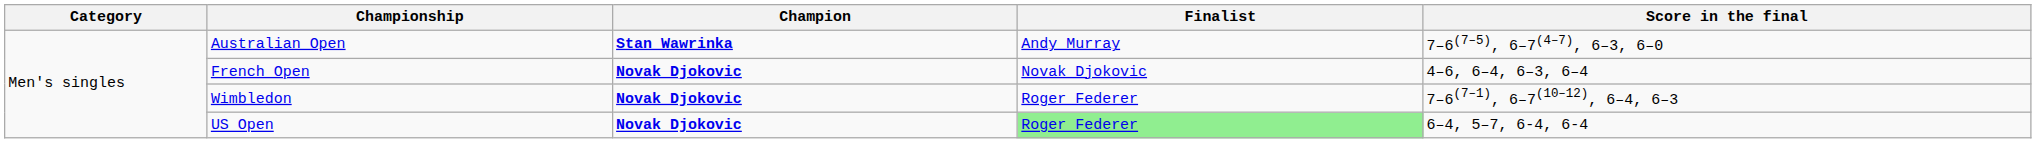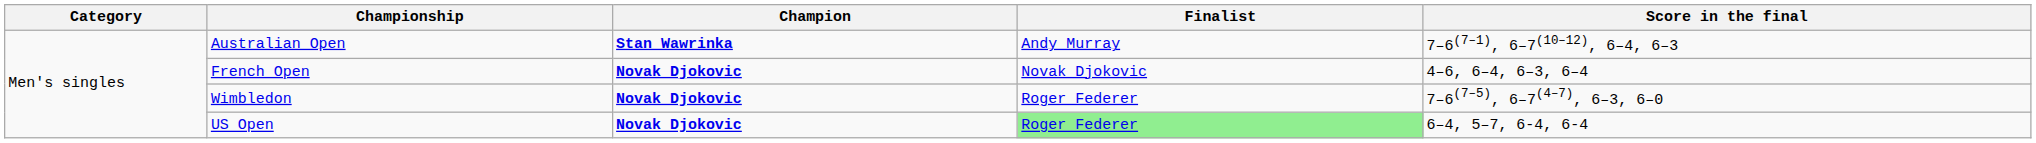(1545, 44) 7–6(7–5), 6–7(4–7), 6–3, 6–0 -> (1552, 44) 7–6(7–1), 6–7(10–12), 6–4, 6–3
(1552, 98) 7–6(7–1), 6–7(10–12), 6–4, 6–3 -> (1545, 98) 7–6(7–5), 6–7(4–7), 6–3, 6–0
